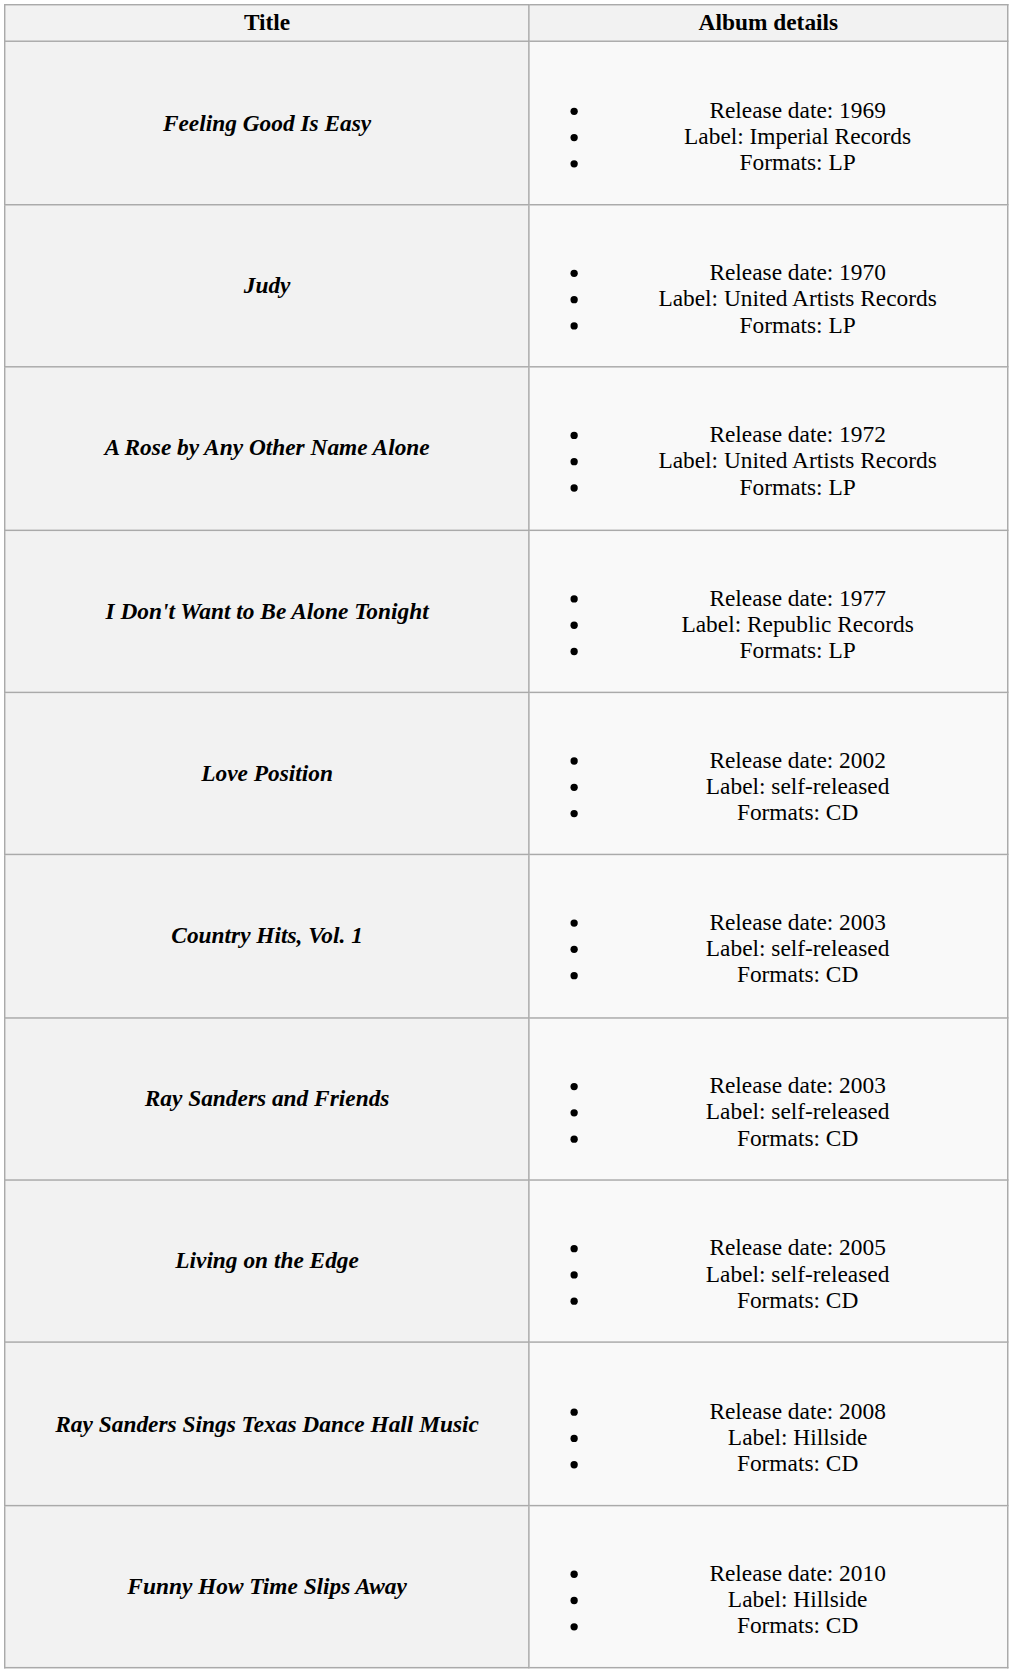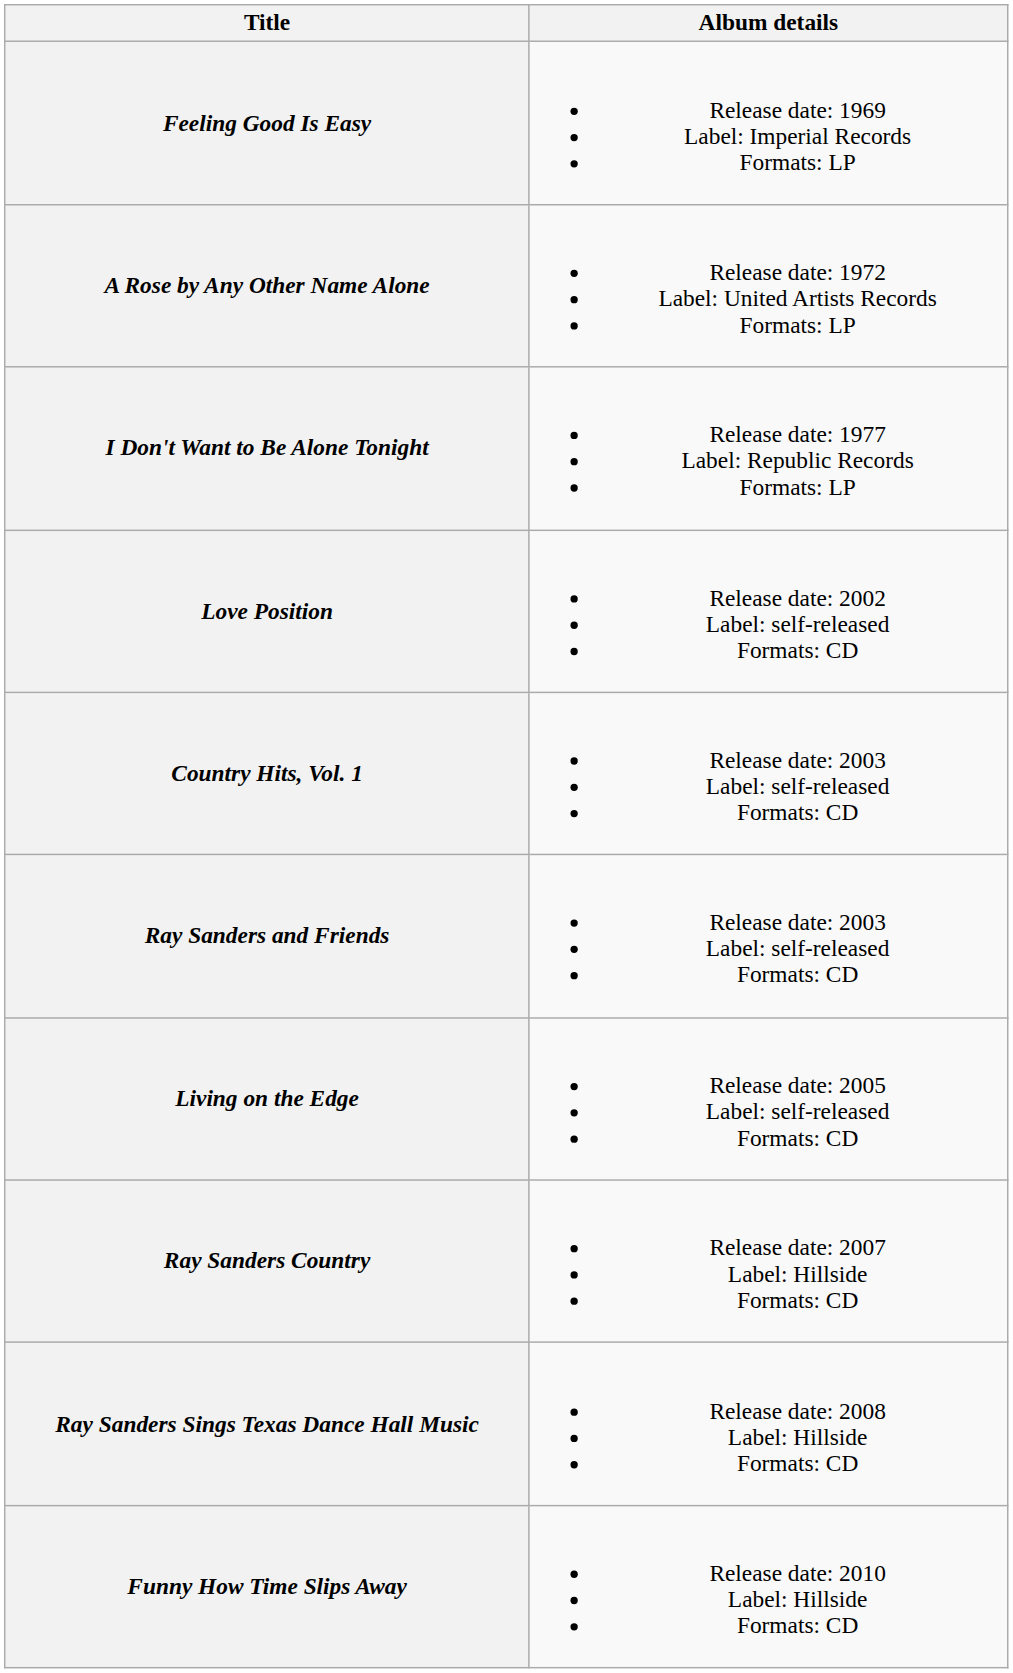- row: (267, 285)
+ row: (267, 1261)
